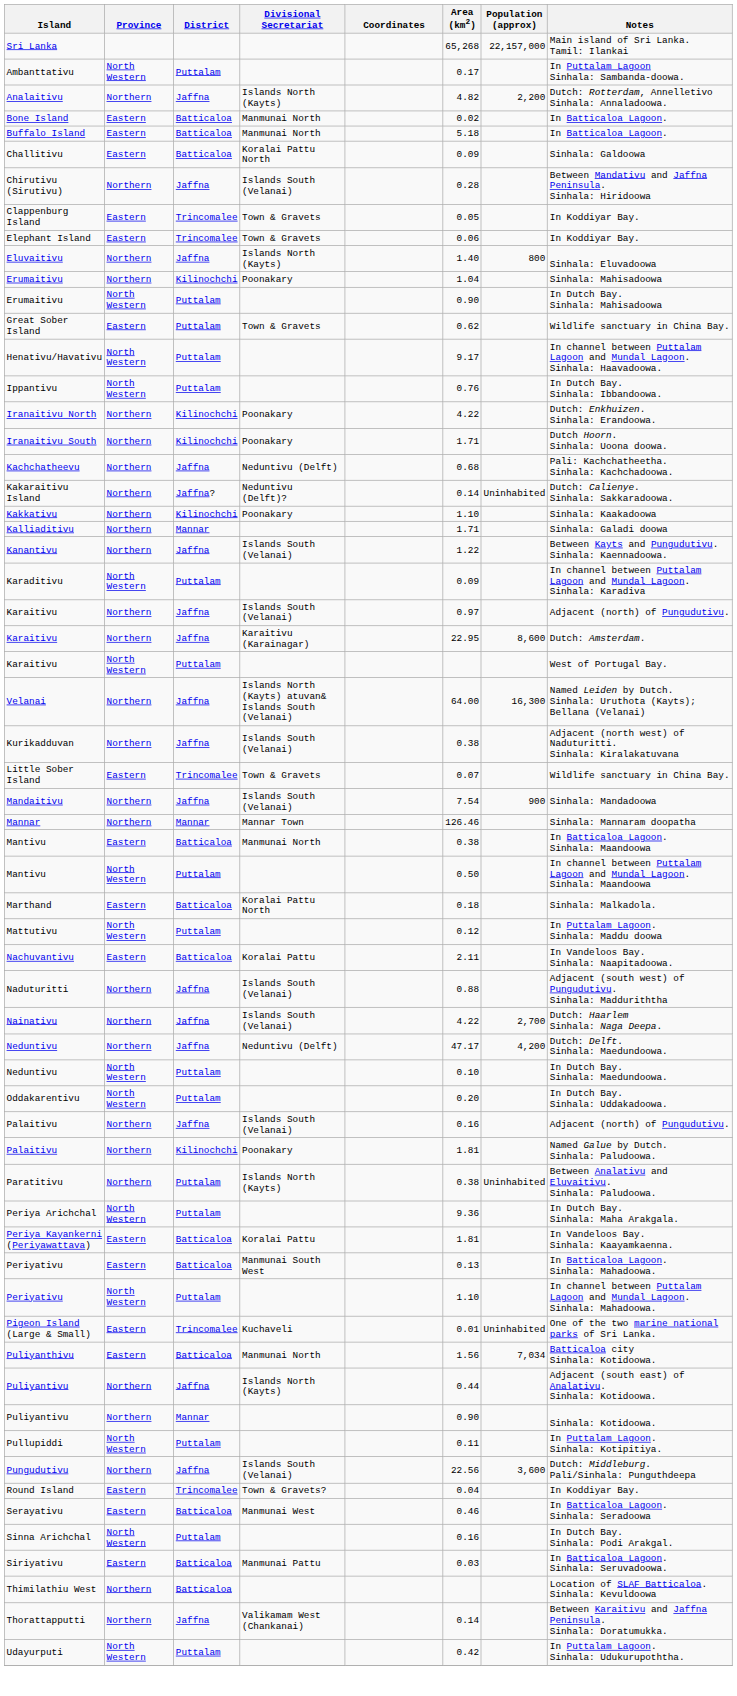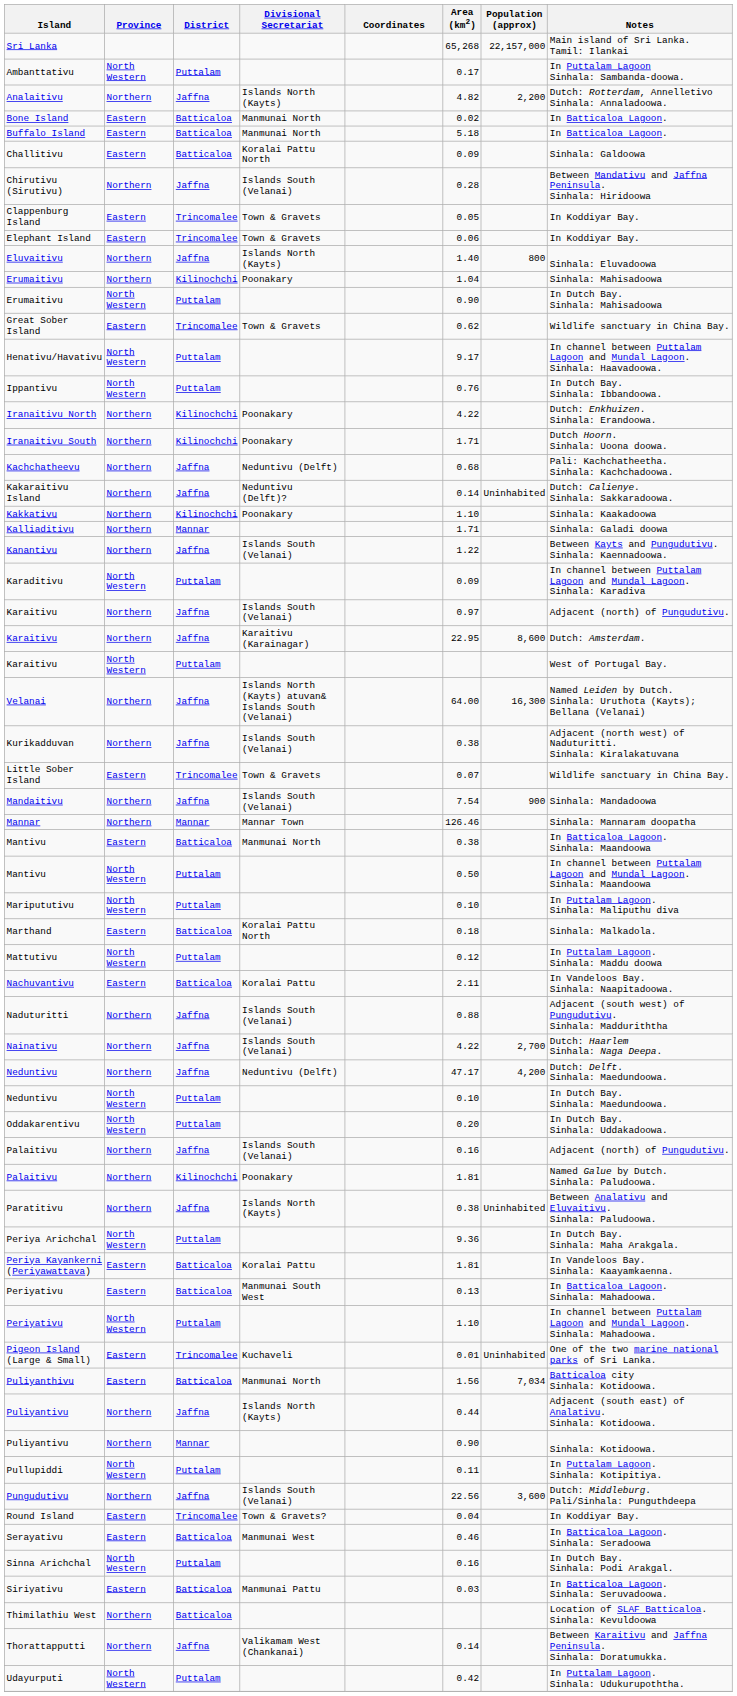(198, 326) Puttalam -> (207, 326) Trincomalee
(195, 493) Jaffna? -> (193, 493) Jaffna
+ row: (40, 906)
(198, 1182) Puttalam -> (193, 1208) Jaffna
